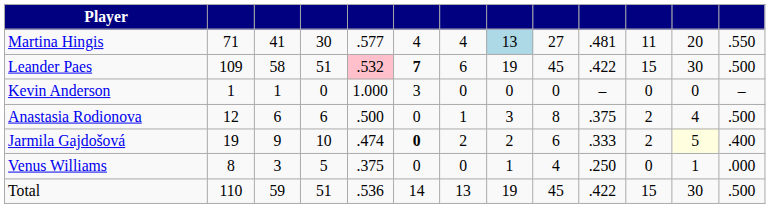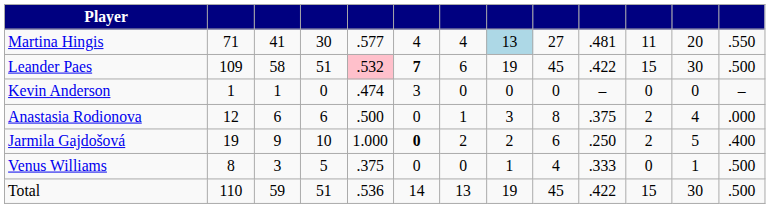(370, 91) 1.000 -> (370, 91) .474
(742, 116) .500 -> (742, 116) .000
(370, 141) .474 -> (370, 141) 1.000
(602, 141) .333 -> (602, 141) .250
(695, 141) lightyellow background -> (695, 141) no background
(602, 166) .250 -> (602, 166) .333
(742, 166) .000 -> (742, 166) .500
